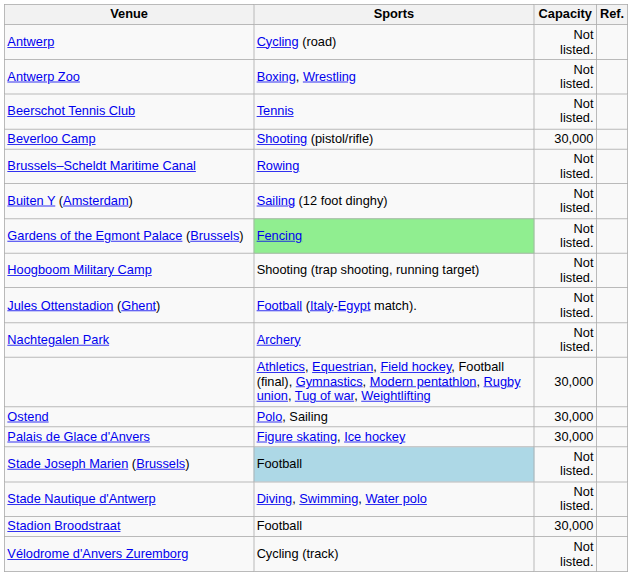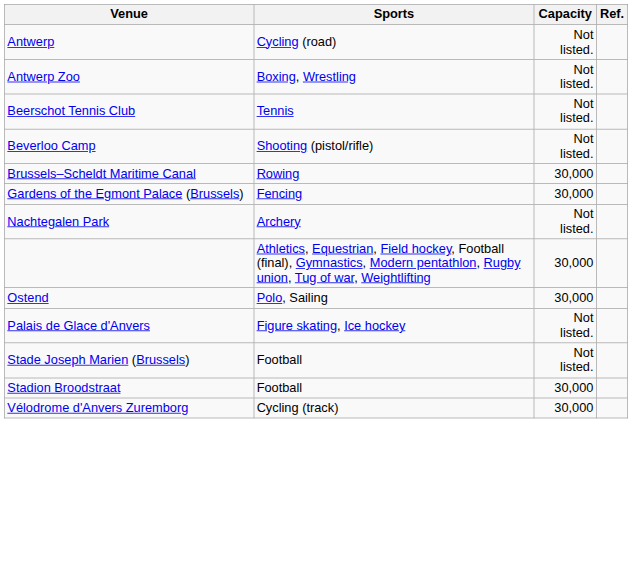(574, 139) 30,000 -> (577, 146) Not listed.
(577, 166) Not listed. -> (574, 173) 30,000
- row: (70, 201)
(279, 235) lightgreen background -> (279, 194) no background
(577, 235) Not listed. -> (574, 194) 30,000
- row: (80, 270)
- row: (84, 305)
(574, 436) 30,000 -> (577, 325) Not listed.
(279, 464) lightblue background -> (279, 360) no background
- row: (82, 499)
(577, 554) Not listed. -> (574, 408) 30,000
